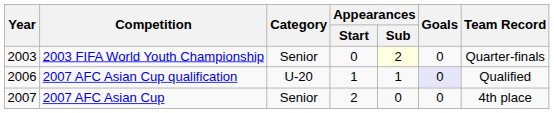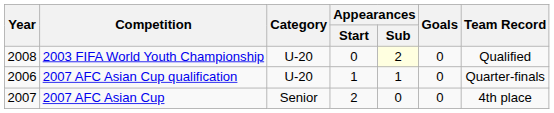(22, 56) 2003 -> (22, 56) 2008
(299, 56) Senior -> (299, 56) U-20
(505, 56) Quarter-finals -> (505, 56) Qualified
(440, 77) lavender background -> (440, 77) no background
(505, 77) Qualified -> (505, 77) Quarter-finals
